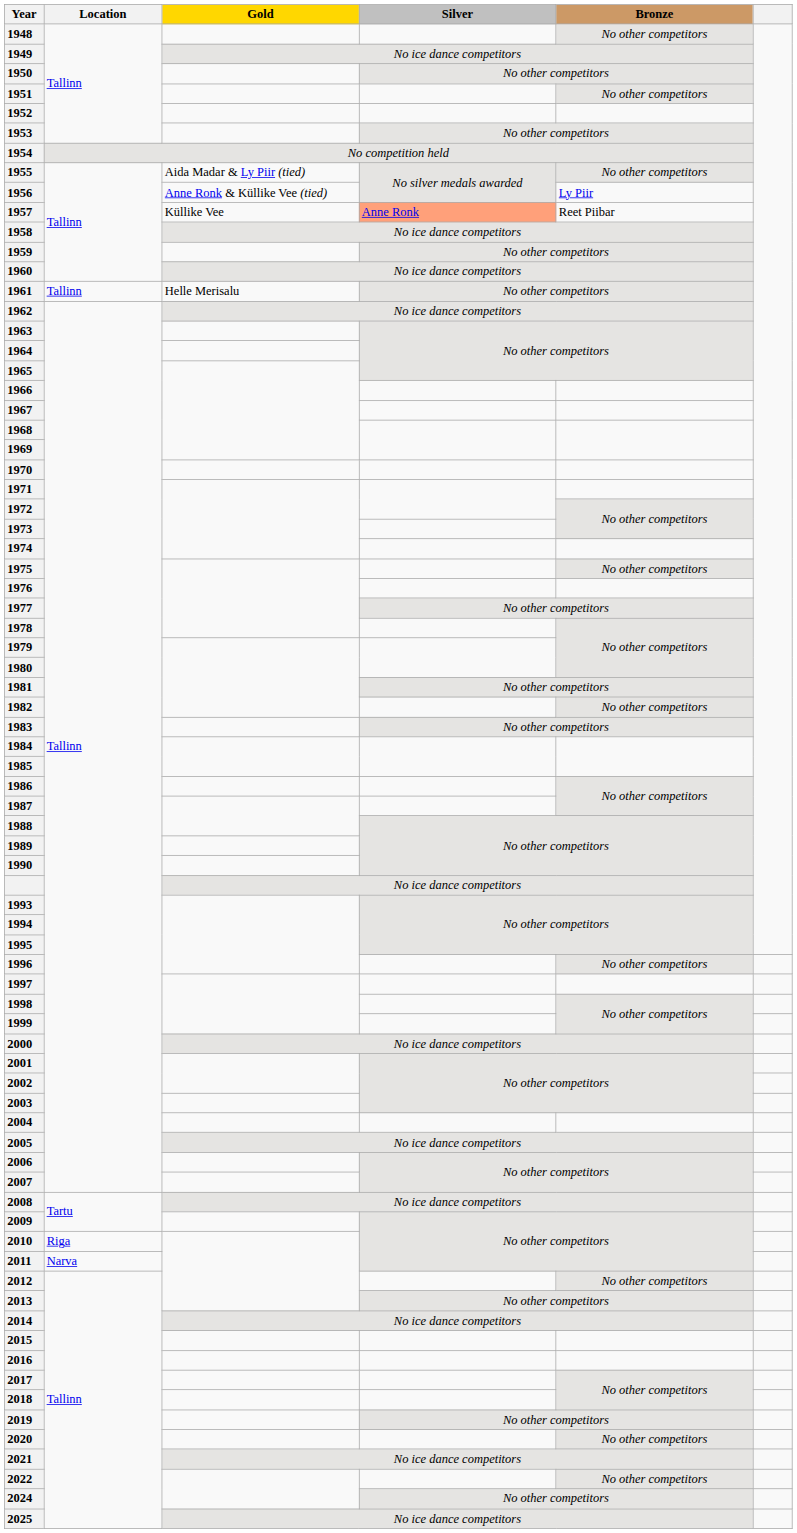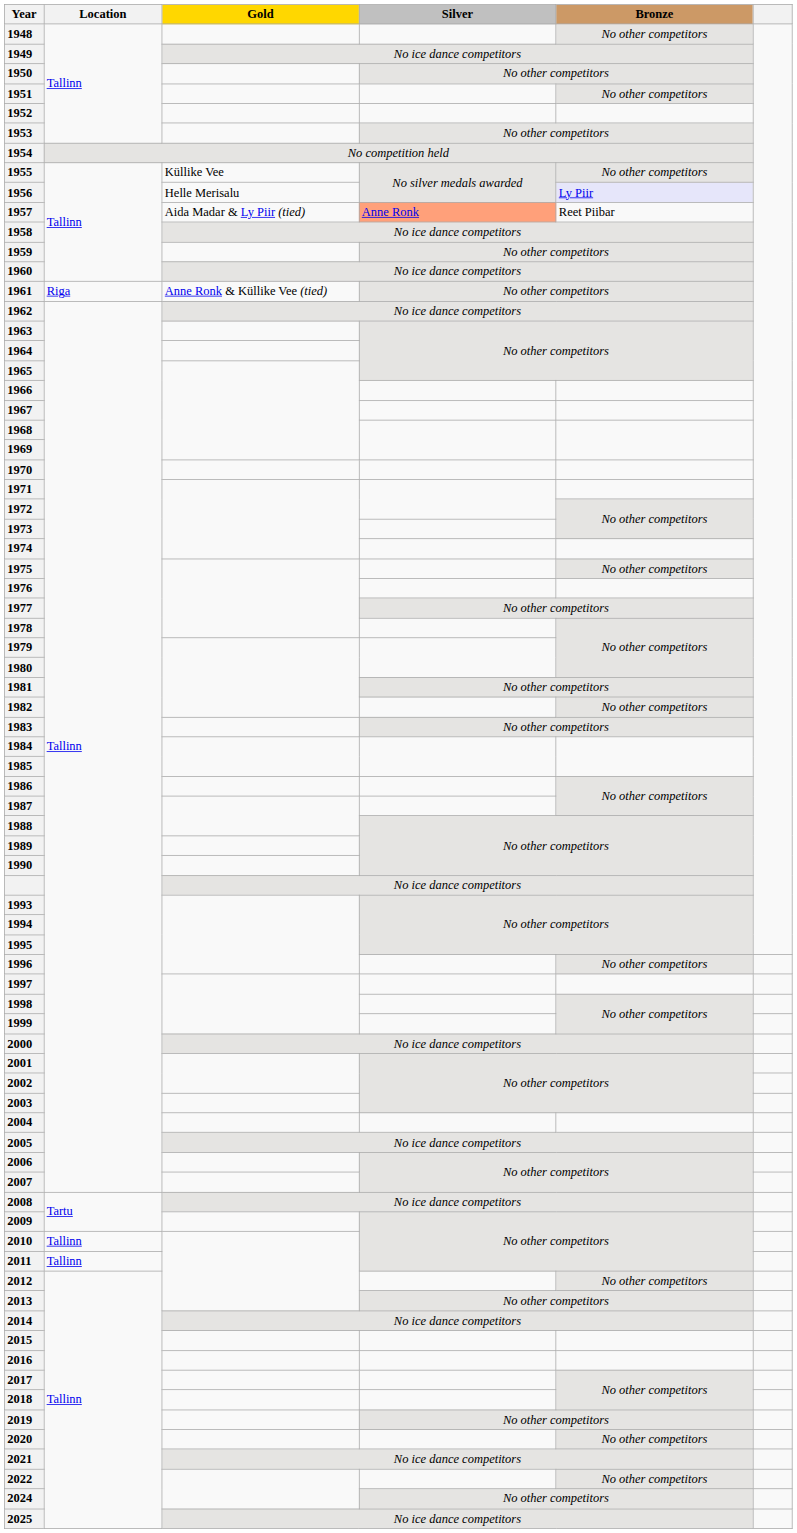(235, 172) Aida Madar & Ly Piir (tied) -> (194, 172) Küllike Vee
(246, 192) Anne Ronk & Küllike Vee (tied) -> (202, 192) Helle Merisalu
(576, 192) no background -> (576, 192) lavender background
(194, 212) Küllike Vee -> (235, 212) Aida Madar & Ly Piir (tied)
(64, 291) Tallinn -> (58, 291) Riga
(202, 291) Helle Merisalu -> (246, 291) Anne Ronk & Küllike Vee (tied)
(58, 1241) Riga -> (64, 1241) Tallinn
(62, 1261) Narva -> (64, 1261) Tallinn
